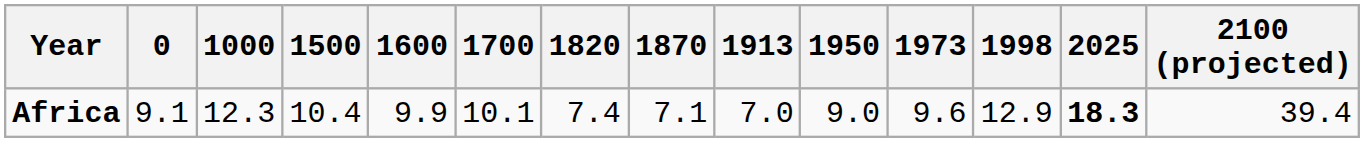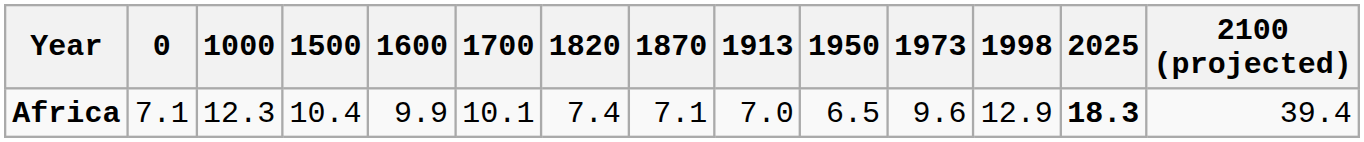(162, 113) 9.1 -> (162, 113) 7.1
(853, 113) 9.0 -> (853, 113) 6.5
